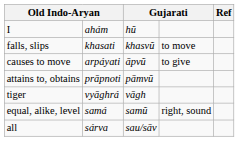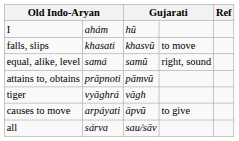rows swapped: (38, 62) <-> (43, 111)
